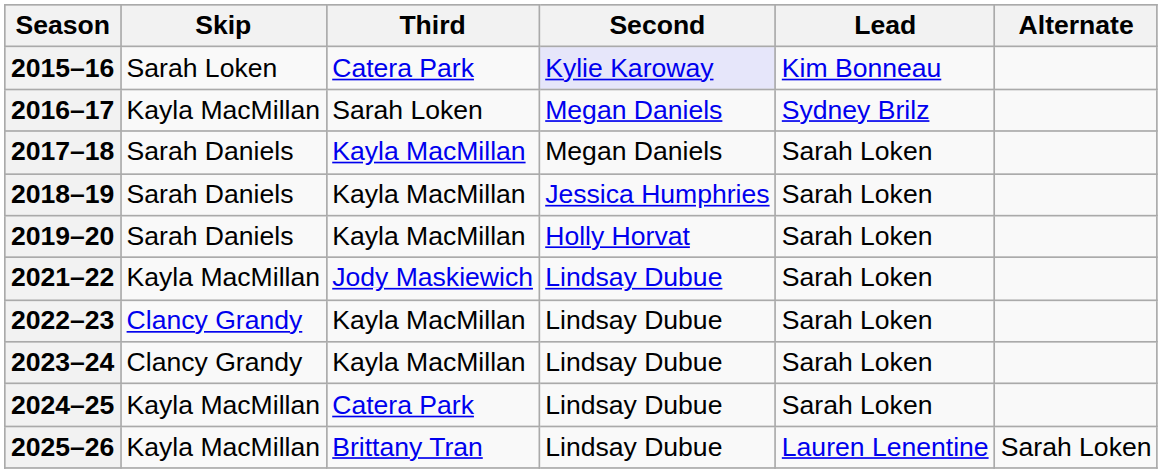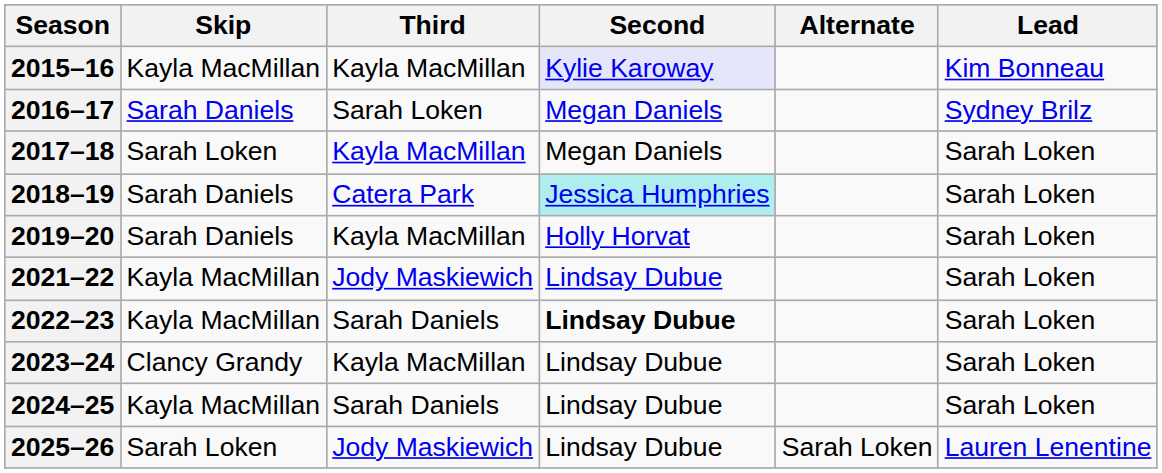columns swapped: (885, 25) <-> (1076, 25)
(202, 67) Sarah Loken -> (223, 67) Kayla MacMillan
(403, 67) Catera Park -> (429, 67) Kayla MacMillan
(223, 109) Kayla MacMillan -> (210, 109) Sarah Daniels
(210, 151) Sarah Daniels -> (202, 151) Sarah Loken
(429, 194) Kayla MacMillan -> (403, 194) Catera Park
(657, 194) no background -> (657, 194) paleturquoise background
(214, 320) Clancy Grandy -> (223, 320) Kayla MacMillan
(429, 320) Kayla MacMillan -> (416, 320) Sarah Daniels
(634, 320) normal -> (640, 320) bold
(403, 404) Catera Park -> (416, 404) Sarah Daniels
(223, 446) Kayla MacMillan -> (202, 446) Sarah Loken
(407, 446) Brittany Tran -> (433, 446) Jody Maskiewich
